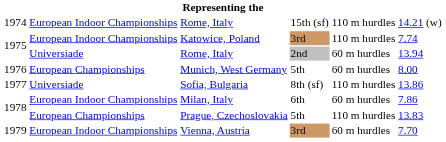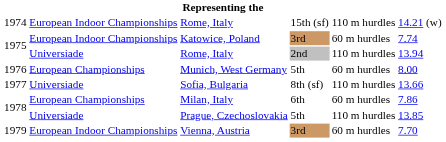(363, 38) 110 m hurdles -> (361, 38) 60 m hurdles
(361, 53) 60 m hurdles -> (363, 53) 110 m hurdles
(411, 84) 13.86 -> (411, 84) 13.66
(103, 99) European Indoor Championships -> (87, 99) European Championships
(87, 115) European Championships -> (56, 115) Universiade
(411, 115) 13.83 -> (411, 115) 13.85
